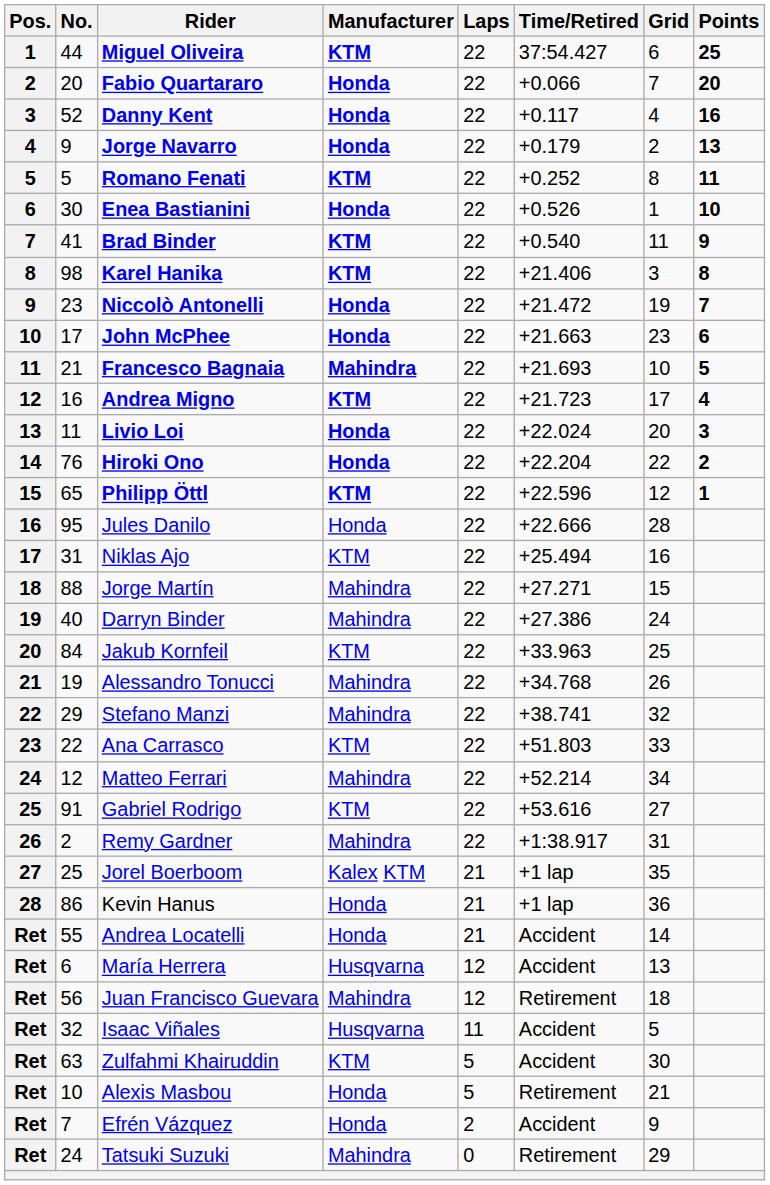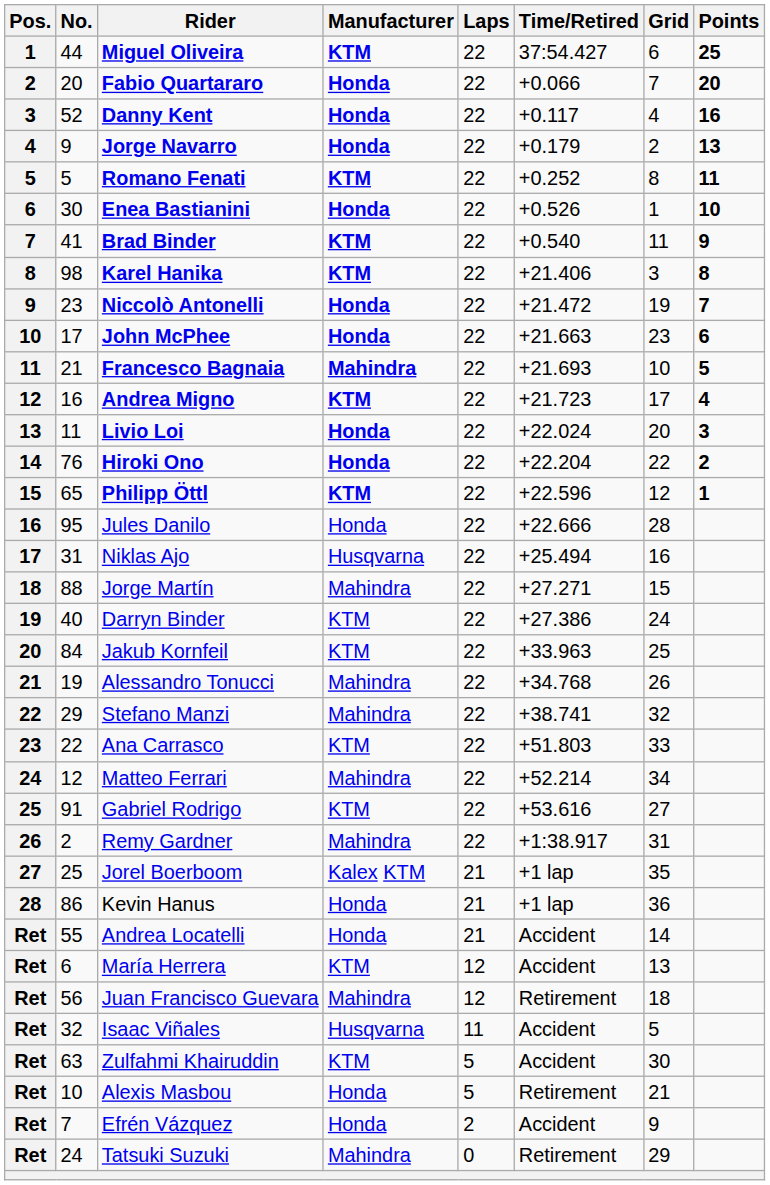(349, 556) KTM -> (376, 556) Husqvarna
(369, 620) Mahindra -> (349, 620) KTM
(376, 966) Husqvarna -> (349, 966) KTM
